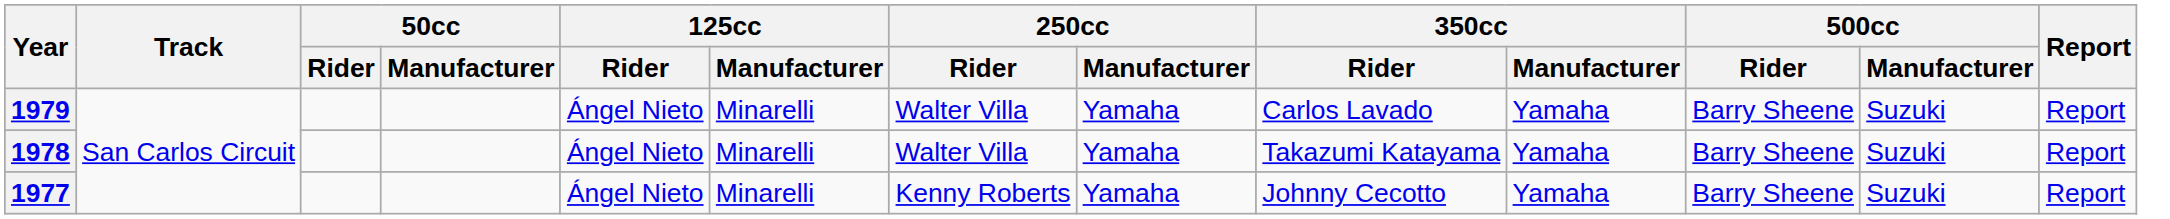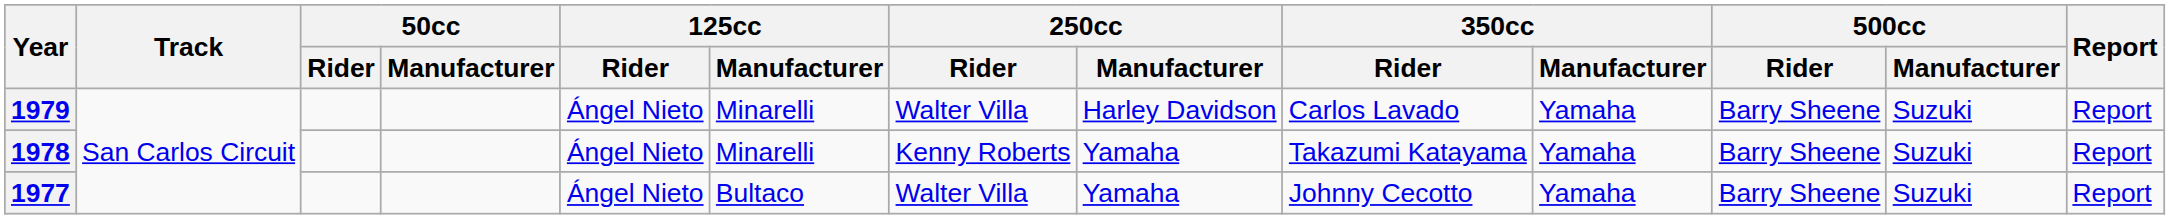(1131, 110) Yamaha -> (1180, 110) Harley Davidson
(962, 152) Walter Villa -> (983, 152) Kenny Roberts
(765, 193) Minarelli -> (760, 193) Bultaco
(983, 193) Kenny Roberts -> (962, 193) Walter Villa
